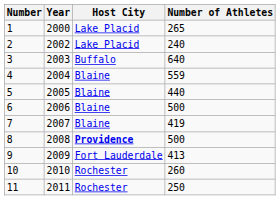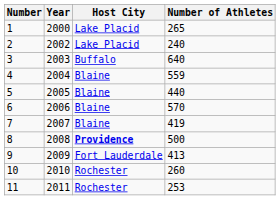(176, 108) 500 -> (176, 108) 570
(176, 187) 250 -> (176, 187) 253
